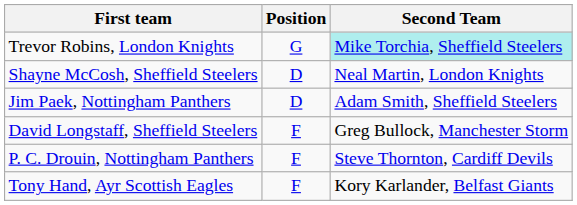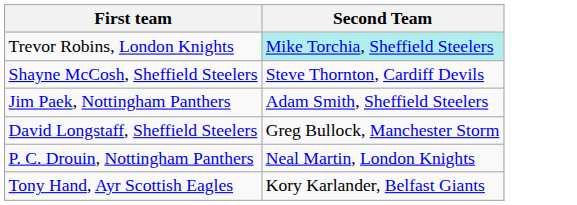- column: (296, 18)
(439, 74) Neal Martin, London Knights -> (375, 74) Steve Thornton, Cardiff Devils
(444, 158) Steve Thornton, Cardiff Devils -> (370, 158) Neal Martin, London Knights
